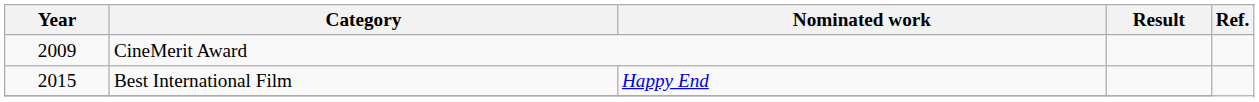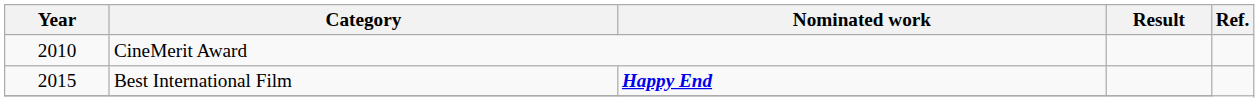(57, 50) 2009 -> (57, 50) 2010
(665, 80) normal -> (667, 80) bold
